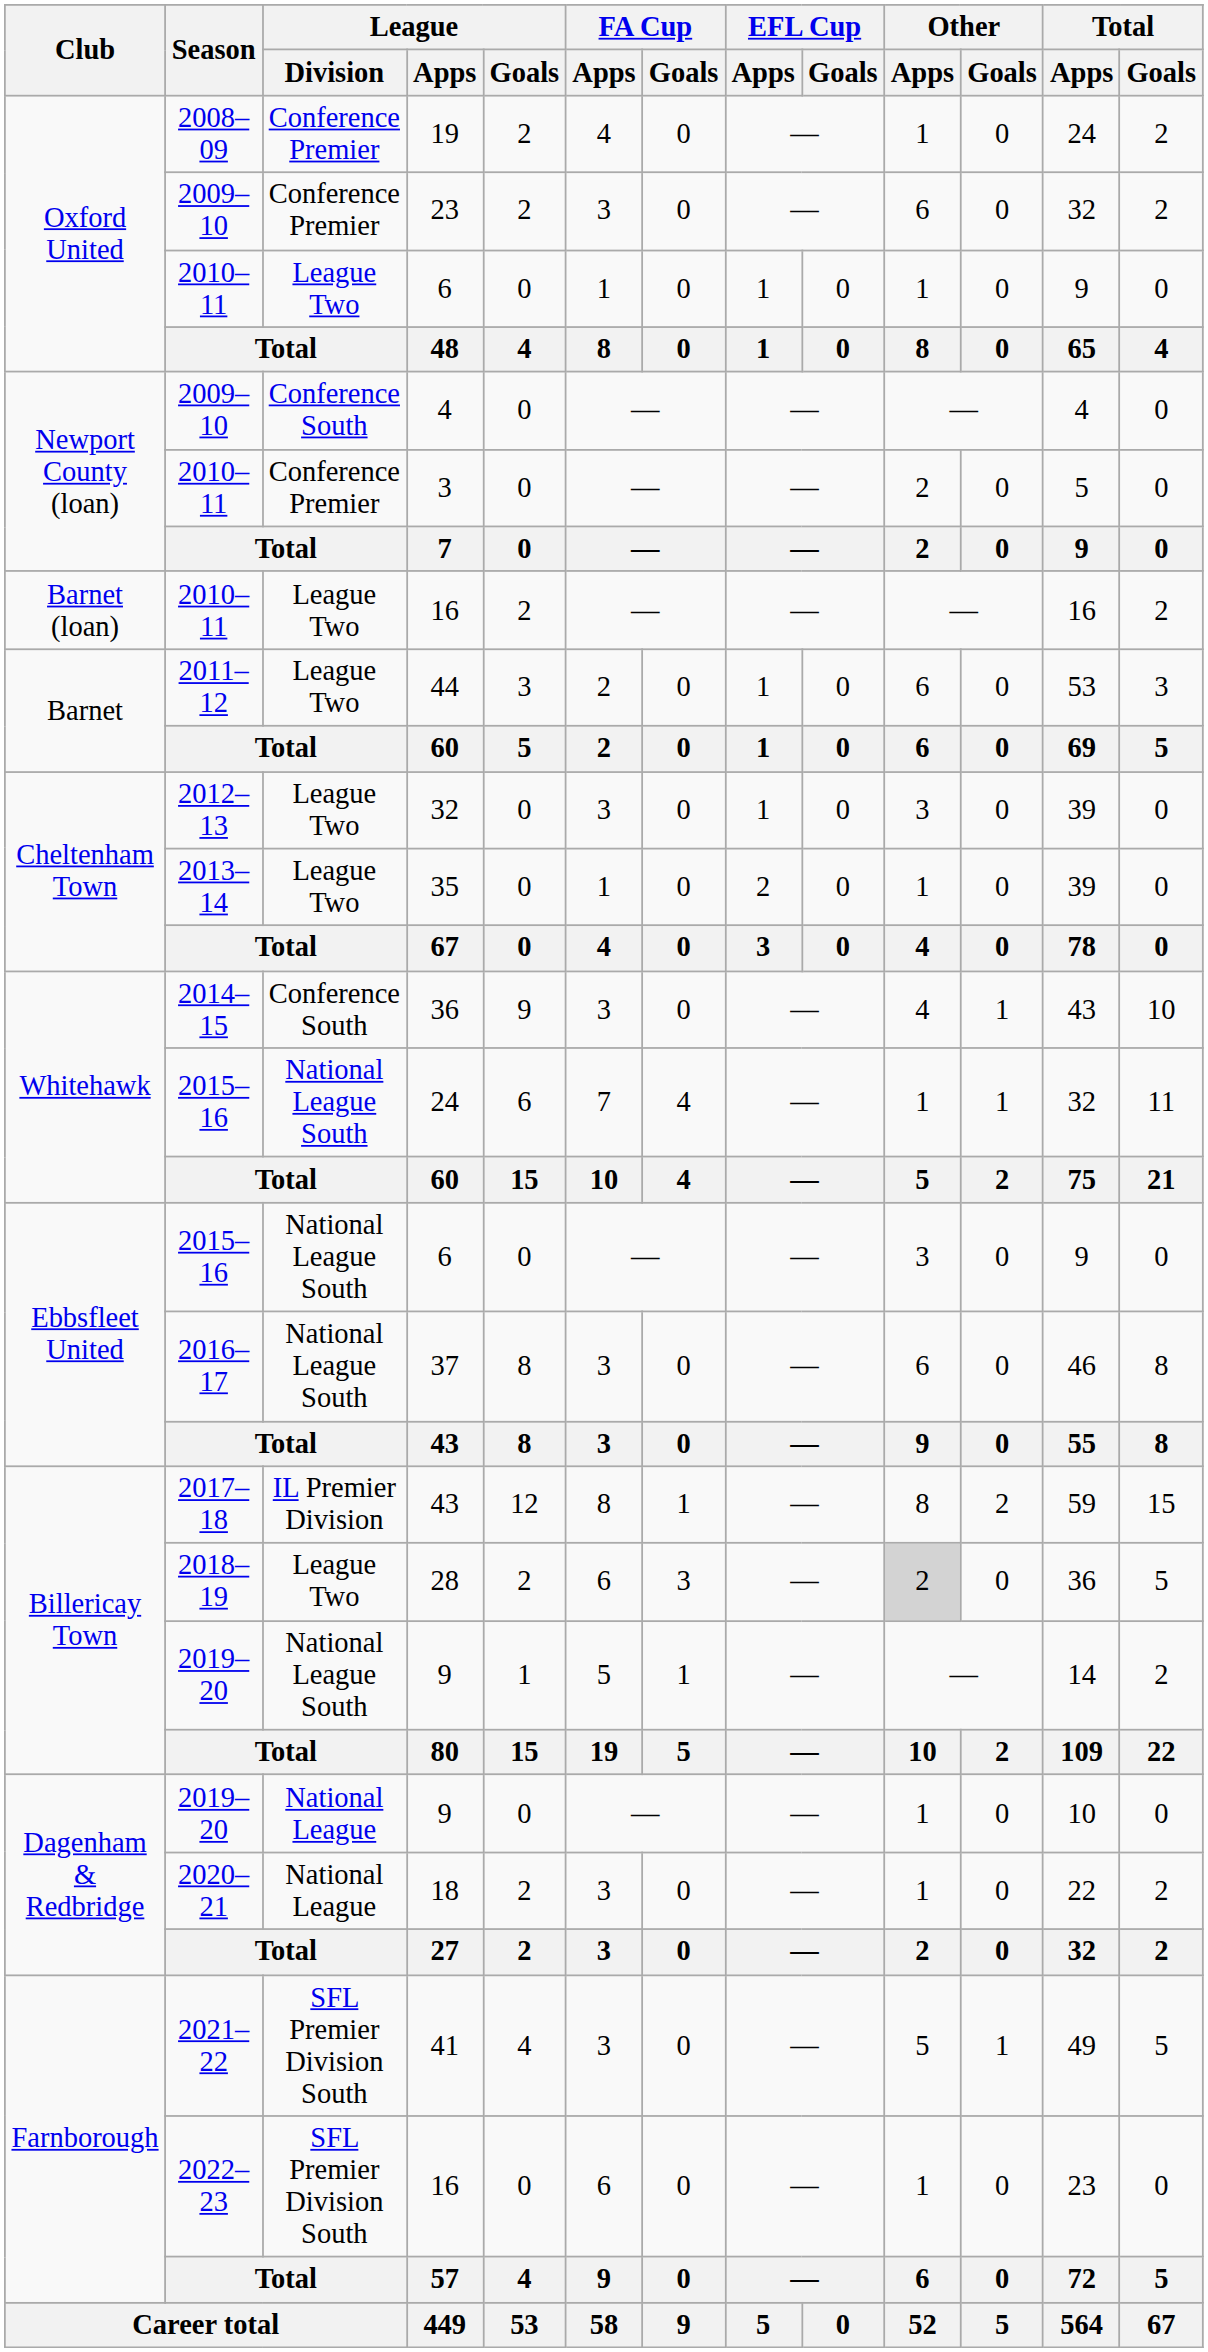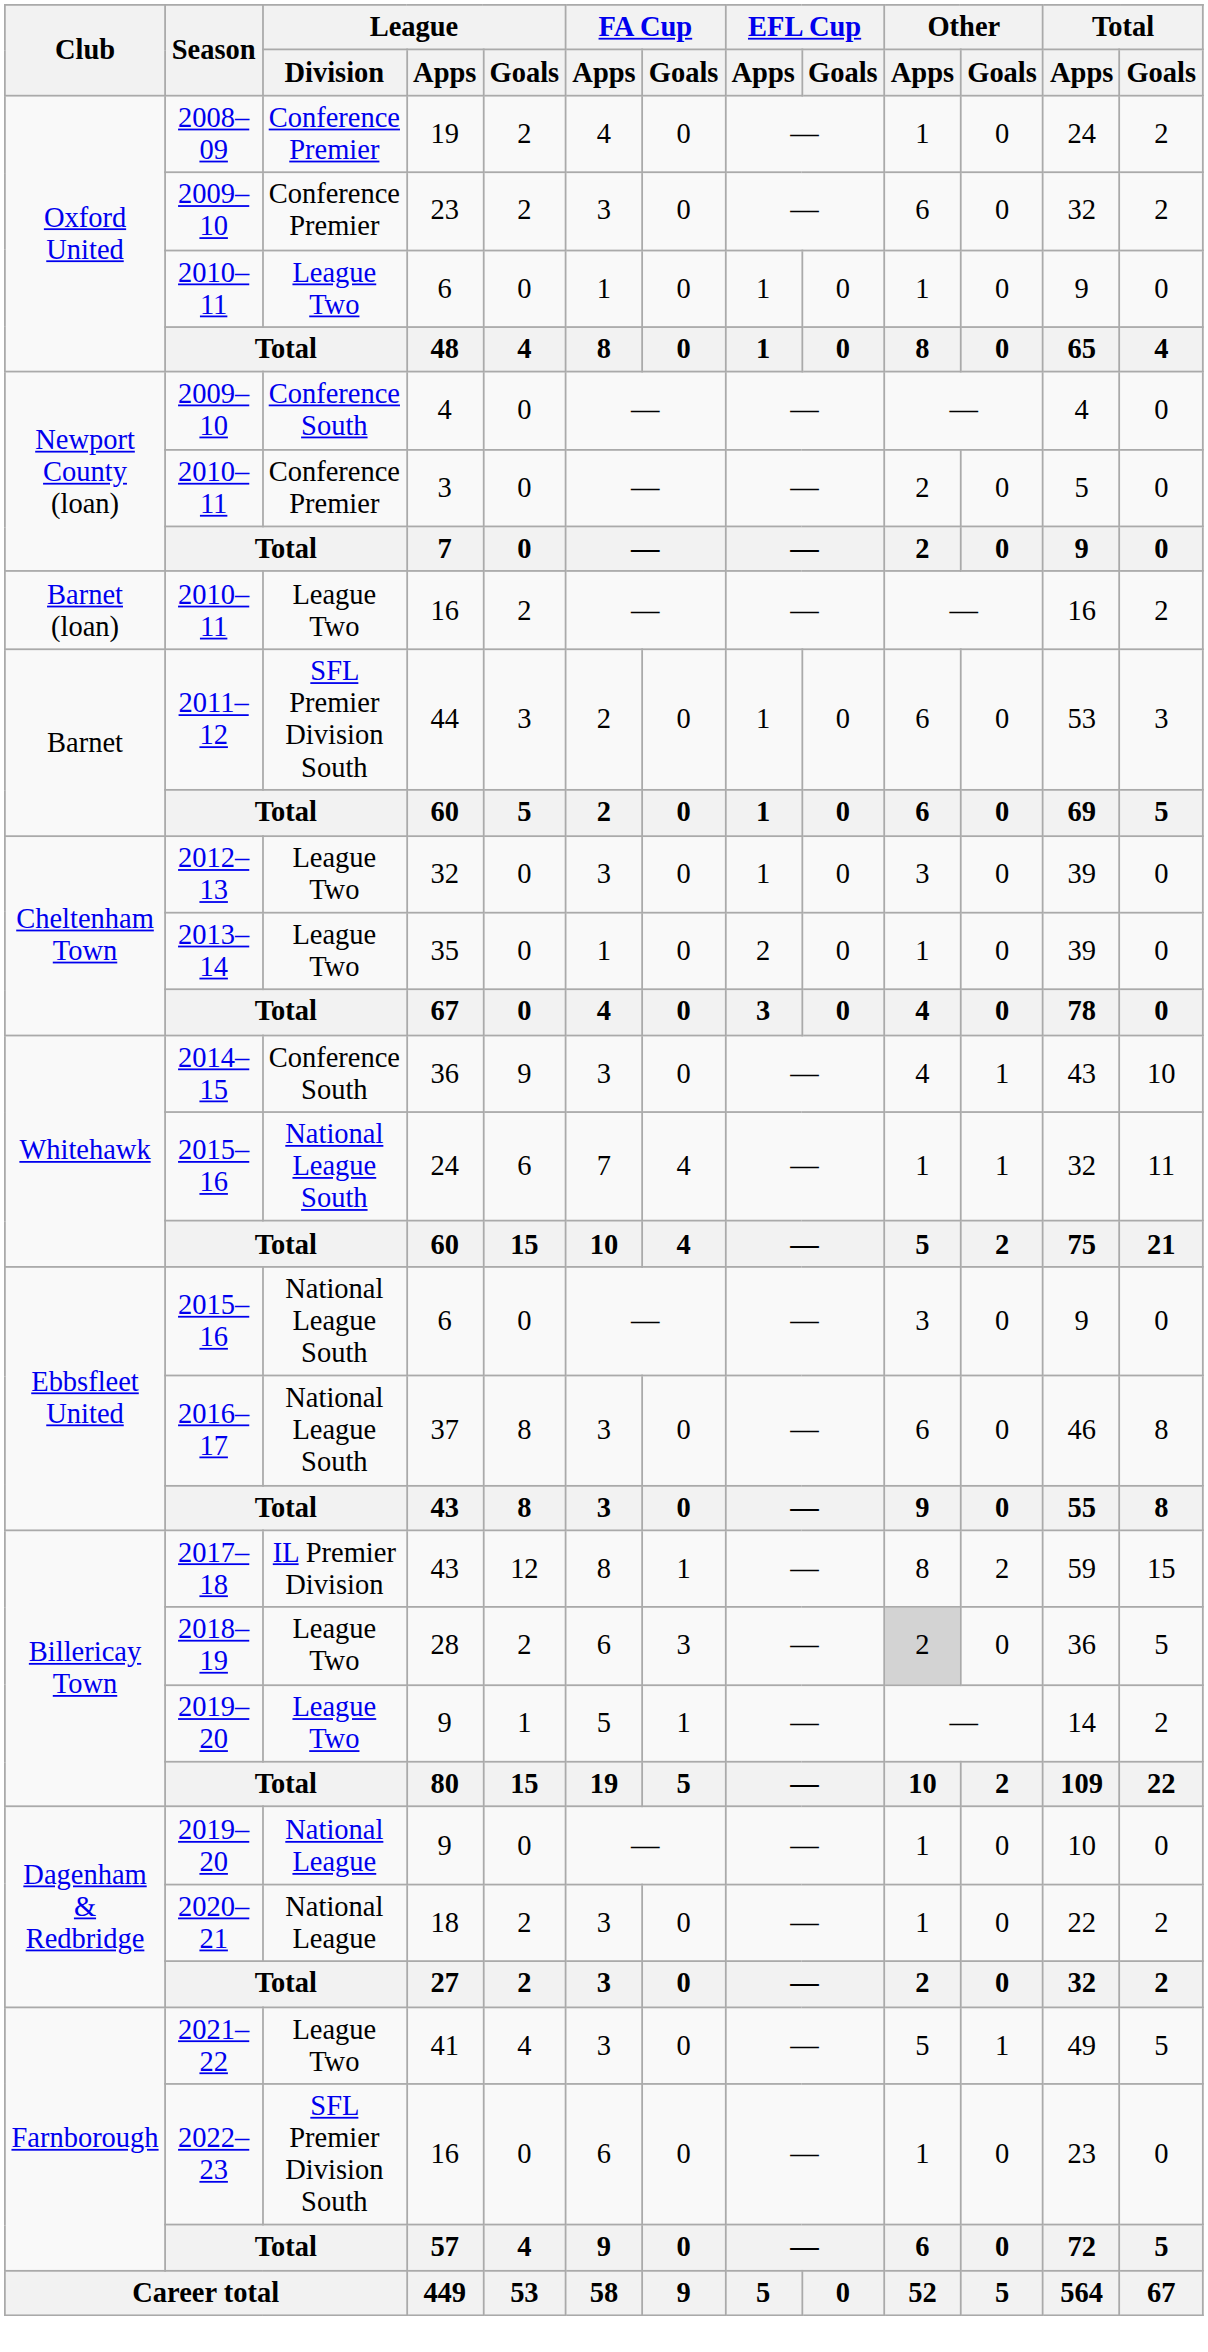(334, 687) League Two -> (334, 719) SFL Premier Division South
(334, 1674) National League South -> (334, 1722) League Two
(334, 2044) SFL Premier Division South -> (334, 2044) League Two
